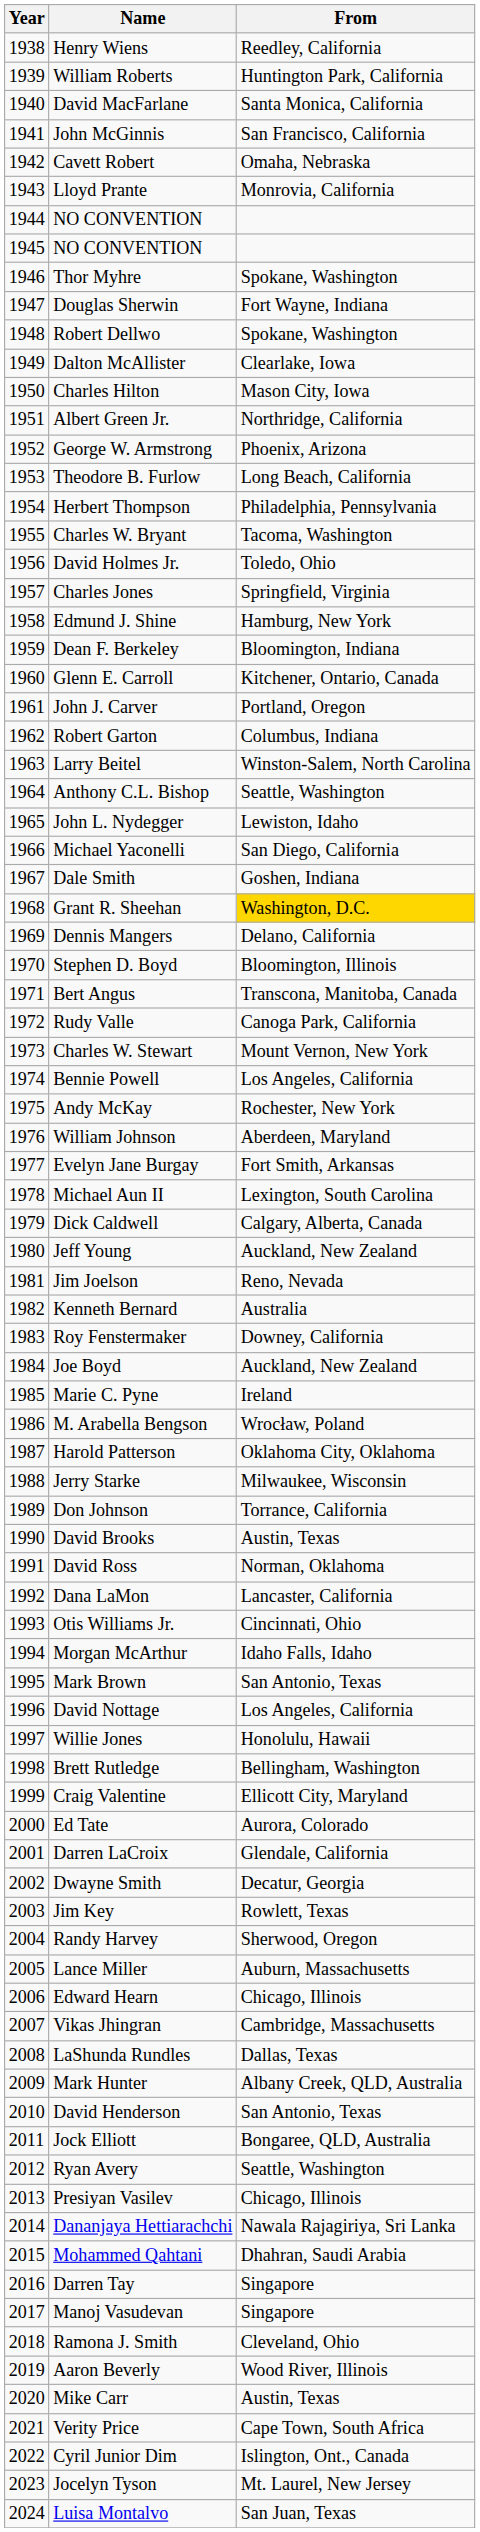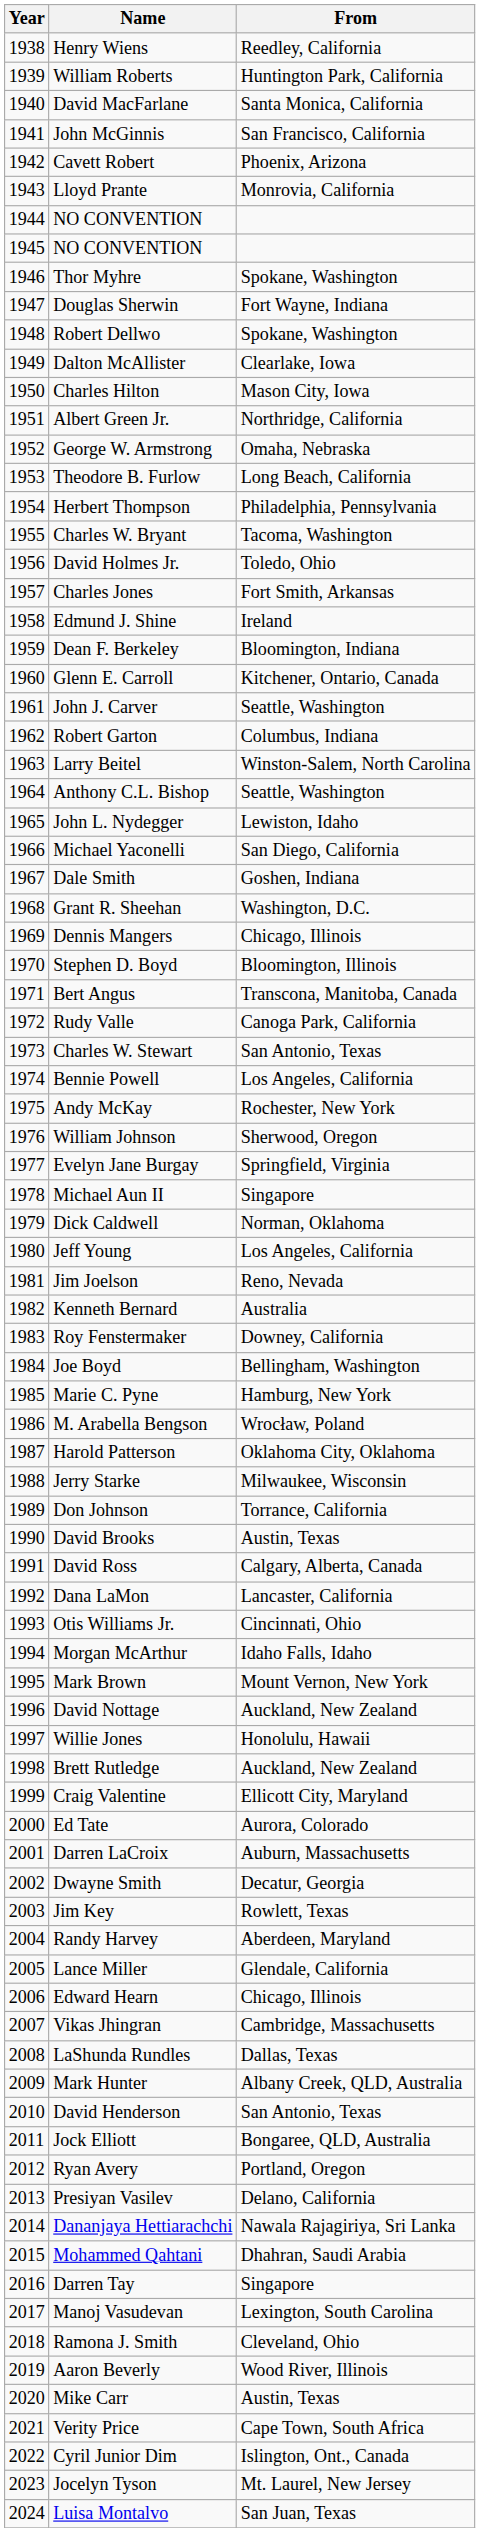(306, 162) Omaha, Nebraska -> (304, 162) Phoenix, Arizona
(304, 448) Phoenix, Arizona -> (306, 448) Omaha, Nebraska
(315, 592) Springfield, Virginia -> (317, 592) Fort Smith, Arkansas
(316, 620) Hamburg, New York -> (266, 620) Ireland
(303, 707) Portland, Oregon -> (313, 707) Seattle, Washington
(305, 907) gold background -> (305, 907) no background
(308, 936) Delano, California -> (301, 936) Chicago, Illinois
(334, 1051) Mount Vernon, New York -> (311, 1051) San Antonio, Texas
(316, 1137) Aberdeen, Maryland -> (309, 1137) Sherwood, Oregon
(317, 1165) Fort Smith, Arkansas -> (315, 1165) Springfield, Virginia
(337, 1194) Lexington, South Carolina -> (277, 1194) Singapore
(332, 1223) Calgary, Alberta, Canada -> (313, 1223) Norman, Oklahoma
(329, 1251) Auckland, New Zealand -> (327, 1251) Los Angeles, California
(329, 1366) Auckland, New Zealand -> (330, 1366) Bellingham, Washington
(266, 1395) Ireland -> (316, 1395) Hamburg, New York
(313, 1567) Norman, Oklahoma -> (332, 1567) Calgary, Alberta, Canada
(311, 1681) San Antonio, Texas -> (334, 1681) Mount Vernon, New York
(327, 1710) Los Angeles, California -> (329, 1710) Auckland, New Zealand
(330, 1767) Bellingham, Washington -> (329, 1767) Auckland, New Zealand
(315, 1853) Glendale, California -> (325, 1853) Auburn, Massachusetts
(309, 1939) Sherwood, Oregon -> (316, 1939) Aberdeen, Maryland
(325, 1968) Auburn, Massachusetts -> (315, 1968) Glendale, California
(313, 2169) Seattle, Washington -> (303, 2169) Portland, Oregon
(301, 2198) Chicago, Illinois -> (308, 2198) Delano, California
(277, 2312) Singapore -> (337, 2312) Lexington, South Carolina
